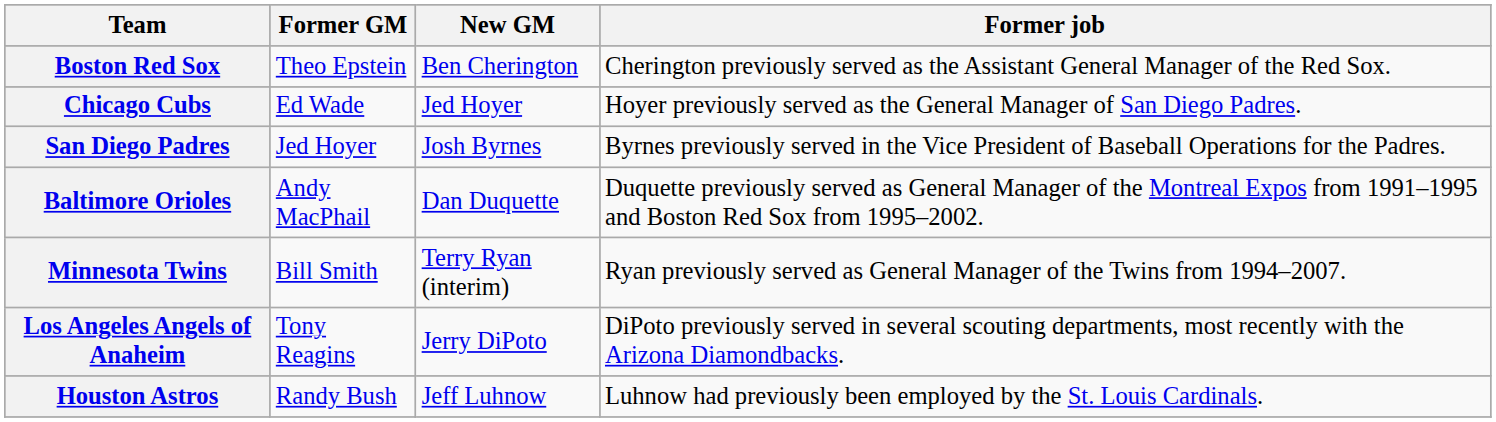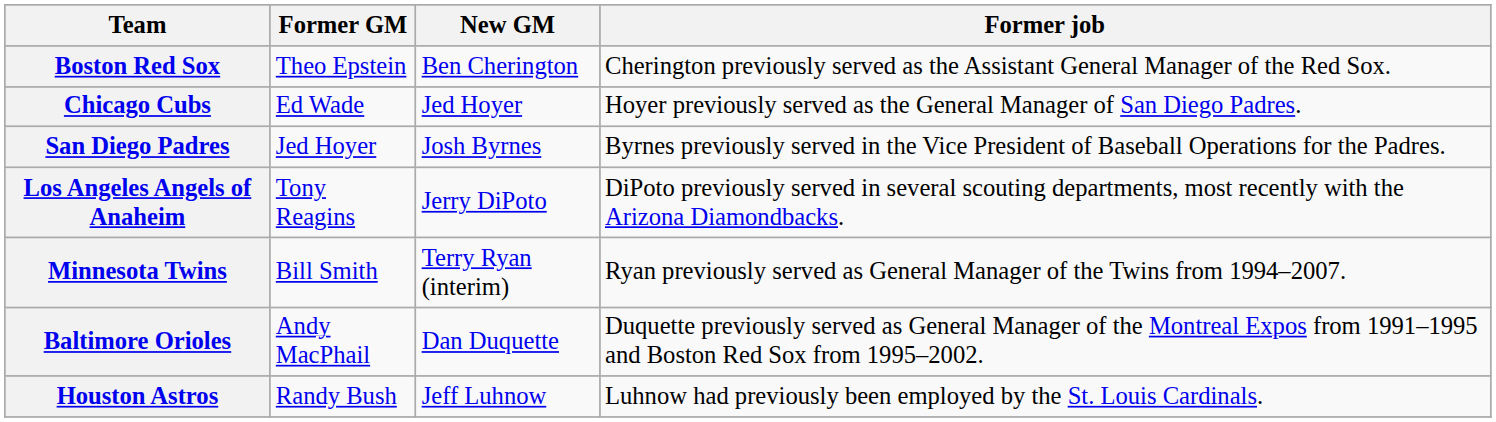rows swapped: (137, 341) <-> (137, 202)
